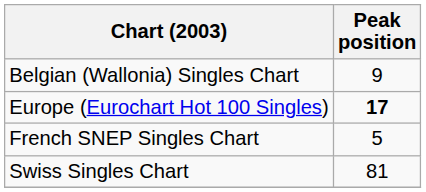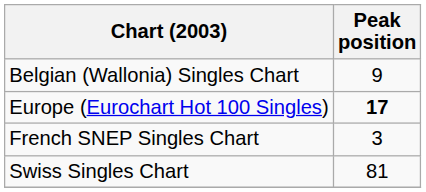(377, 139) 5 -> (377, 139) 3
